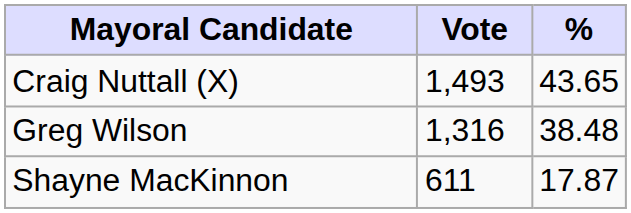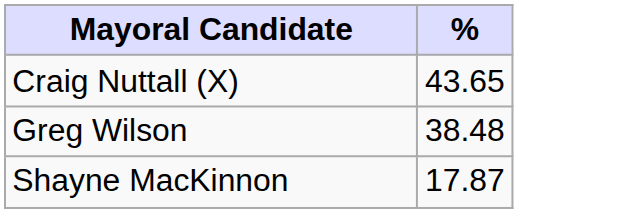- column: (475, 29)
